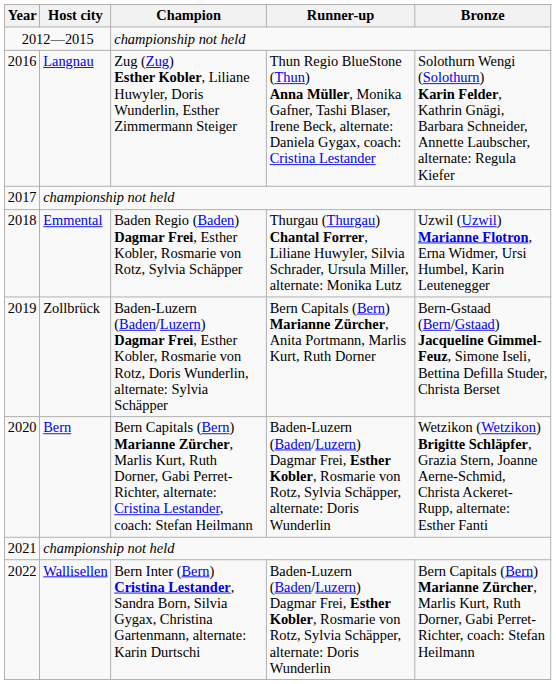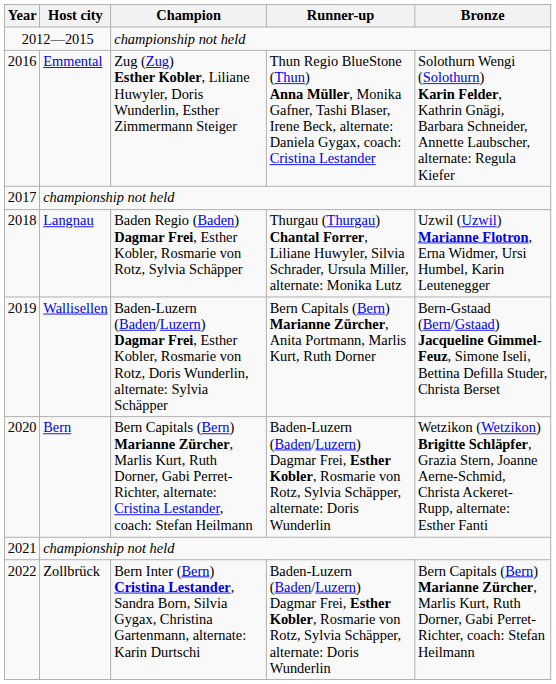(68, 61) Langnau -> (73, 61) Emmental
(73, 220) Emmental -> (68, 220) Langnau
(72, 308) Zollbrück -> (75, 308) Wallisellen
(75, 571) Wallisellen -> (72, 571) Zollbrück
